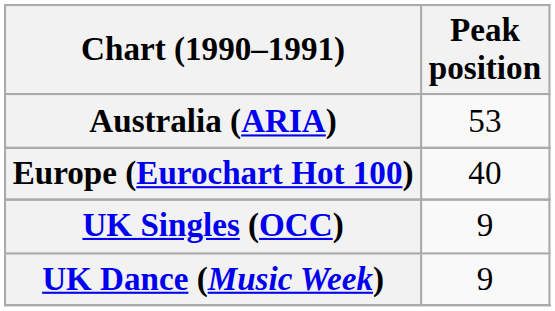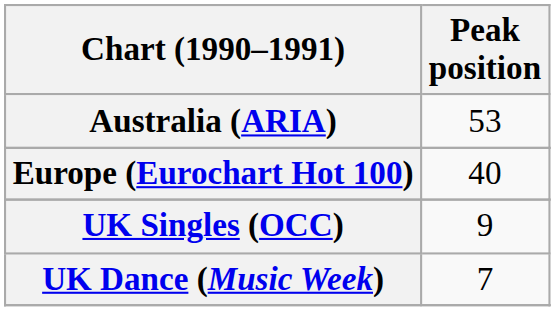(485, 278) 9 -> (485, 278) 7
